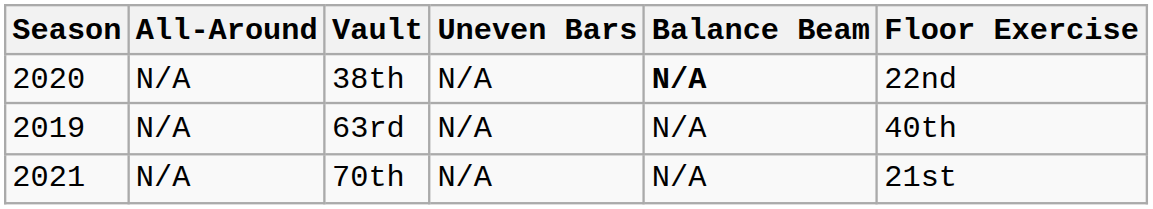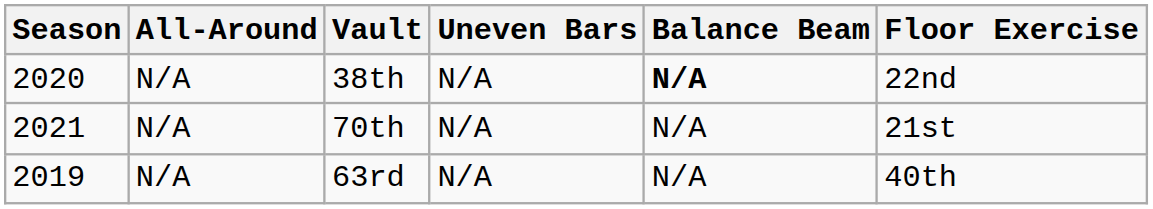rows swapped: (368, 129) <-> (368, 178)
